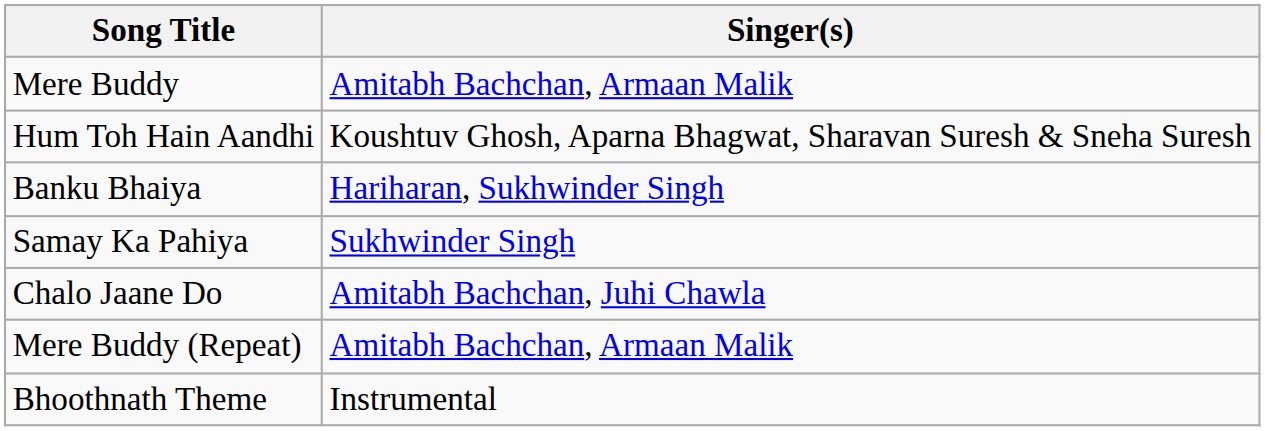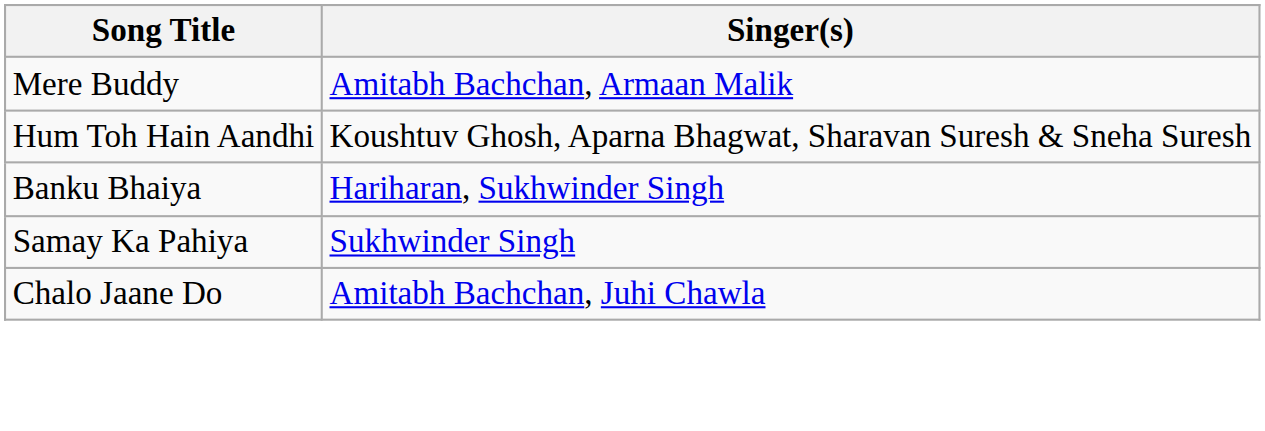- row: (157, 345)
- row: (140, 398)
